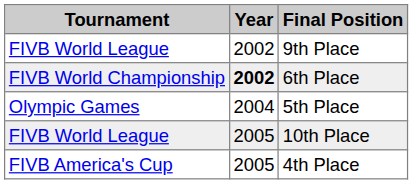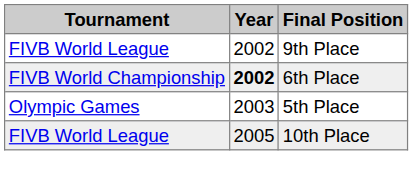(254, 106) 2004 -> (254, 106) 2003
- row: (321, 164)
